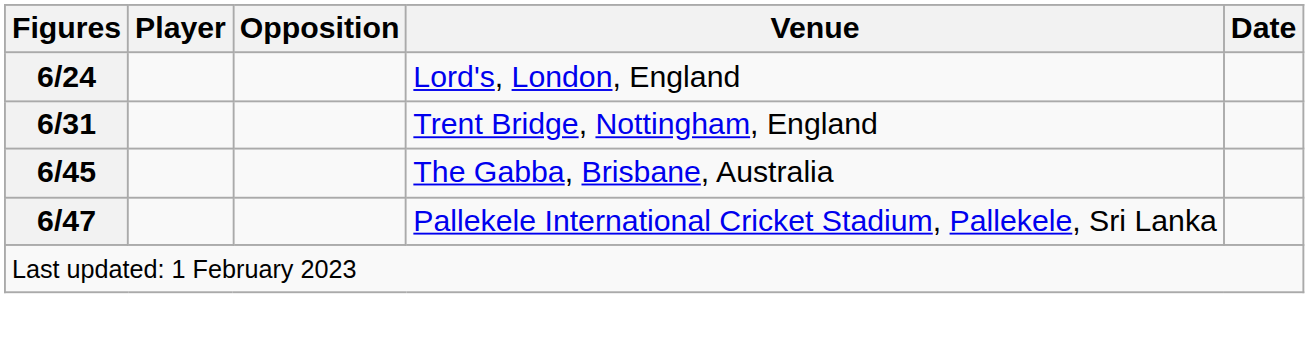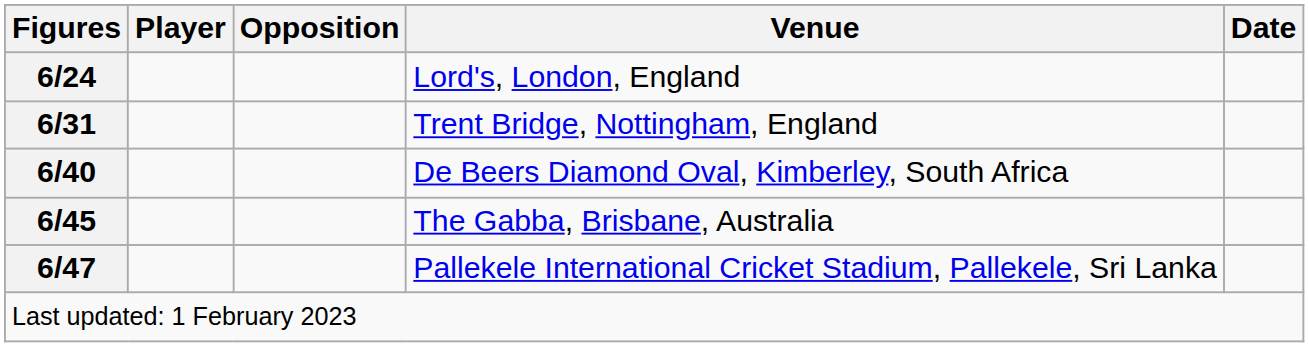+ row: (741, 172)
